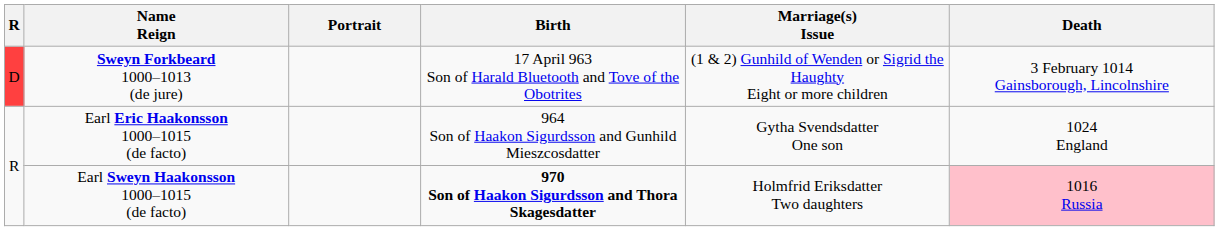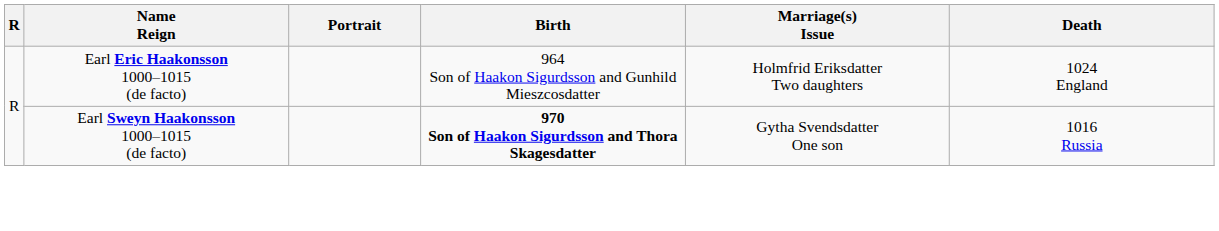- row: (156, 76)
(817, 135) Gytha Svendsdatter One son -> (817, 76) Holmfrid Eriksdatter Two daughters
(817, 195) Holmfrid Eriksdatter Two daughters -> (817, 135) Gytha Svendsdatter One son
(1082, 195) pink background -> (1082, 135) no background
